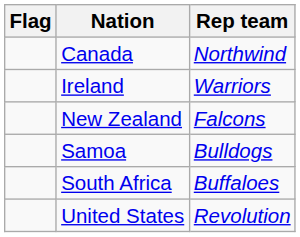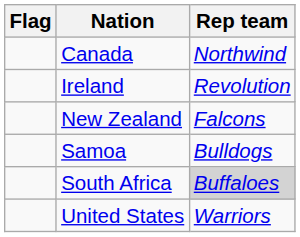(232, 86) Warriors -> (242, 86) Revolution
(237, 184) no background -> (237, 184) lightgrey background
(242, 216) Revolution -> (232, 216) Warriors
